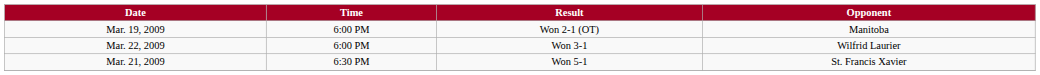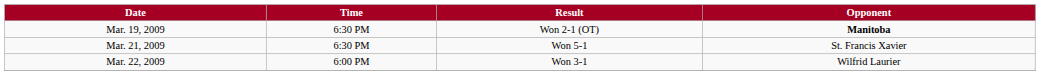(352, 29) 6:00 PM -> (352, 29) 6:30 PM
(869, 29) normal -> (869, 29) bold
rows swapped: (135, 62) <-> (135, 45)
